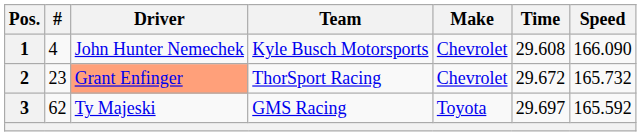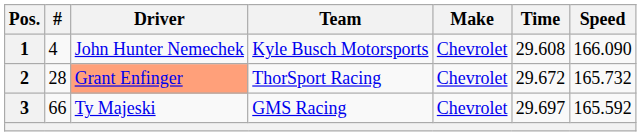(57, 78) 23 -> (57, 78) 28
(57, 108) 62 -> (57, 108) 66
(462, 108) Toyota -> (472, 108) Chevrolet
